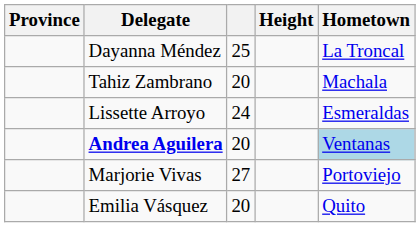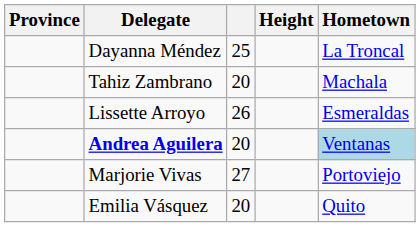(241, 113) 24 -> (241, 113) 26
